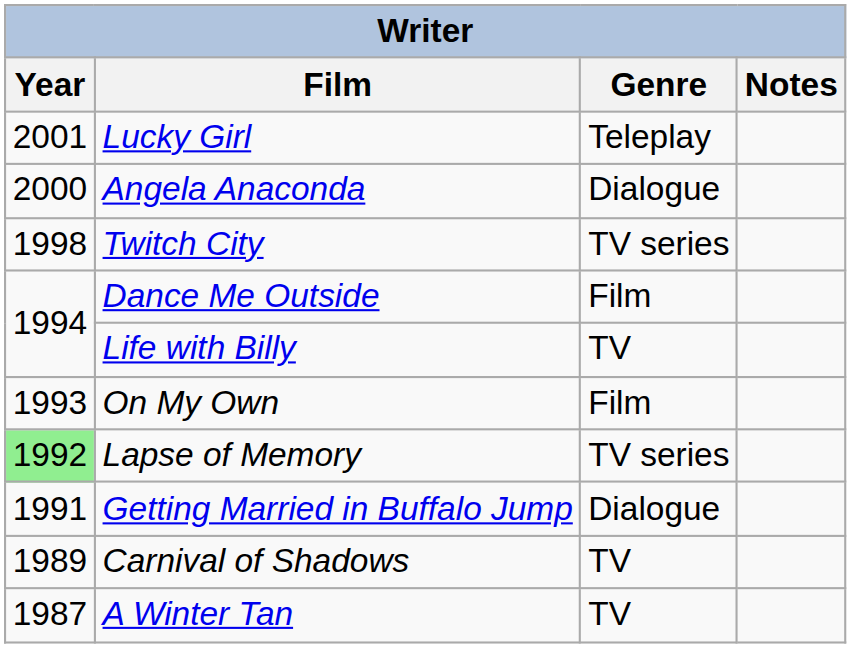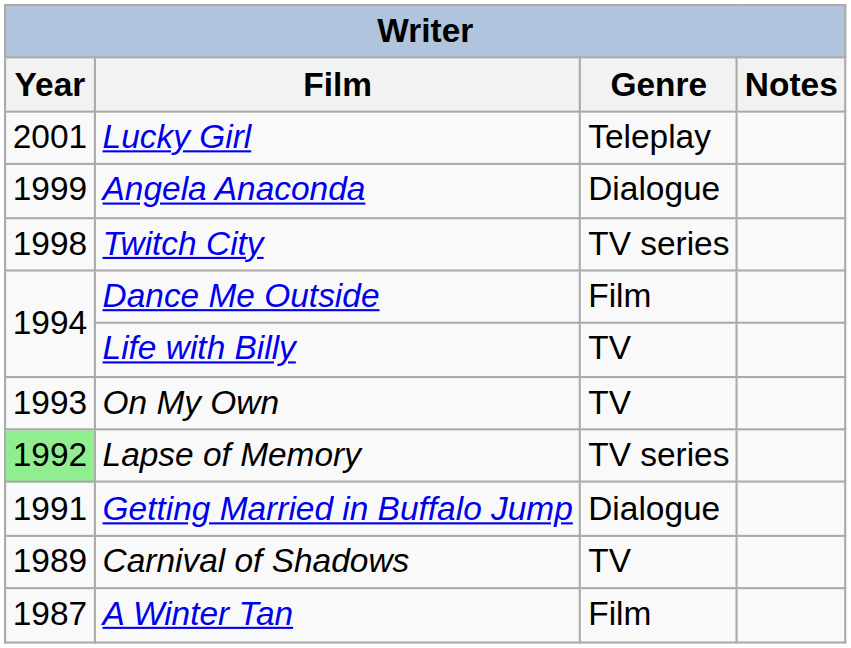(50, 190) 2000 -> (50, 190) 1999
(620, 402) Film -> (610, 402) TV
(610, 614) TV -> (620, 614) Film
